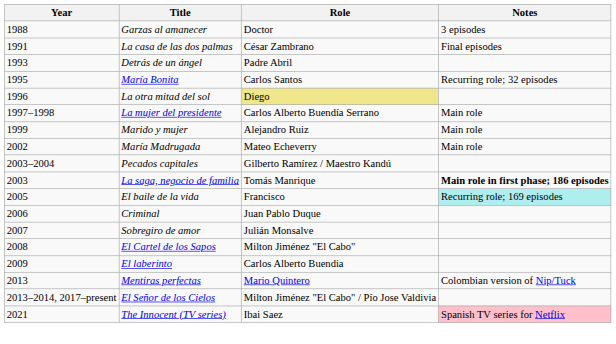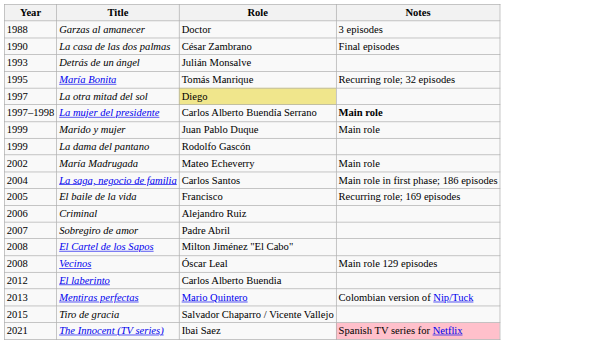(17, 46) 1991 -> (17, 46) 1990
(268, 63) Padre Abril -> (216, 63) Julián Monsalve
(273, 79) Carlos Santos -> (217, 79) Tomás Manrique
(17, 96) 1996 -> (17, 96) 1997
(462, 113) normal -> (361, 113) bold
(276, 130) Alejandro Ruiz -> (220, 130) Juan Pablo Duque
+ row: (104, 146)
- row: (160, 163)
(17, 180) 2003 -> (17, 180) 2004
(280, 180) Tomás Manrique -> (211, 180) Carlos Santos
(525, 180) bold -> (418, 180) normal
(502, 197) paleturquoise background -> (399, 197) no background
(282, 213) Juan Pablo Duque -> (214, 213) Alejandro Ruiz
(279, 230) Julián Monsalve -> (206, 230) Padre Abril
+ row: (75, 264)
(17, 264) 2009 -> (17, 280) 2012
- row: (168, 297)
+ row: (89, 314)
